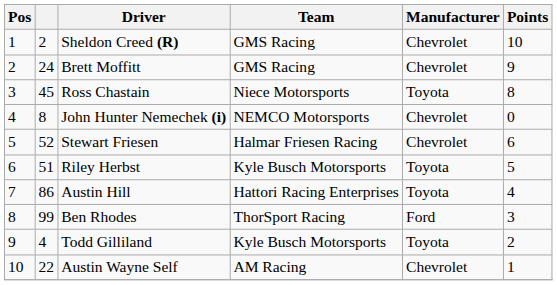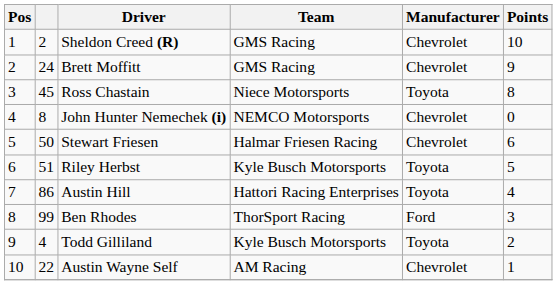(46, 141) 52 -> (46, 141) 50
